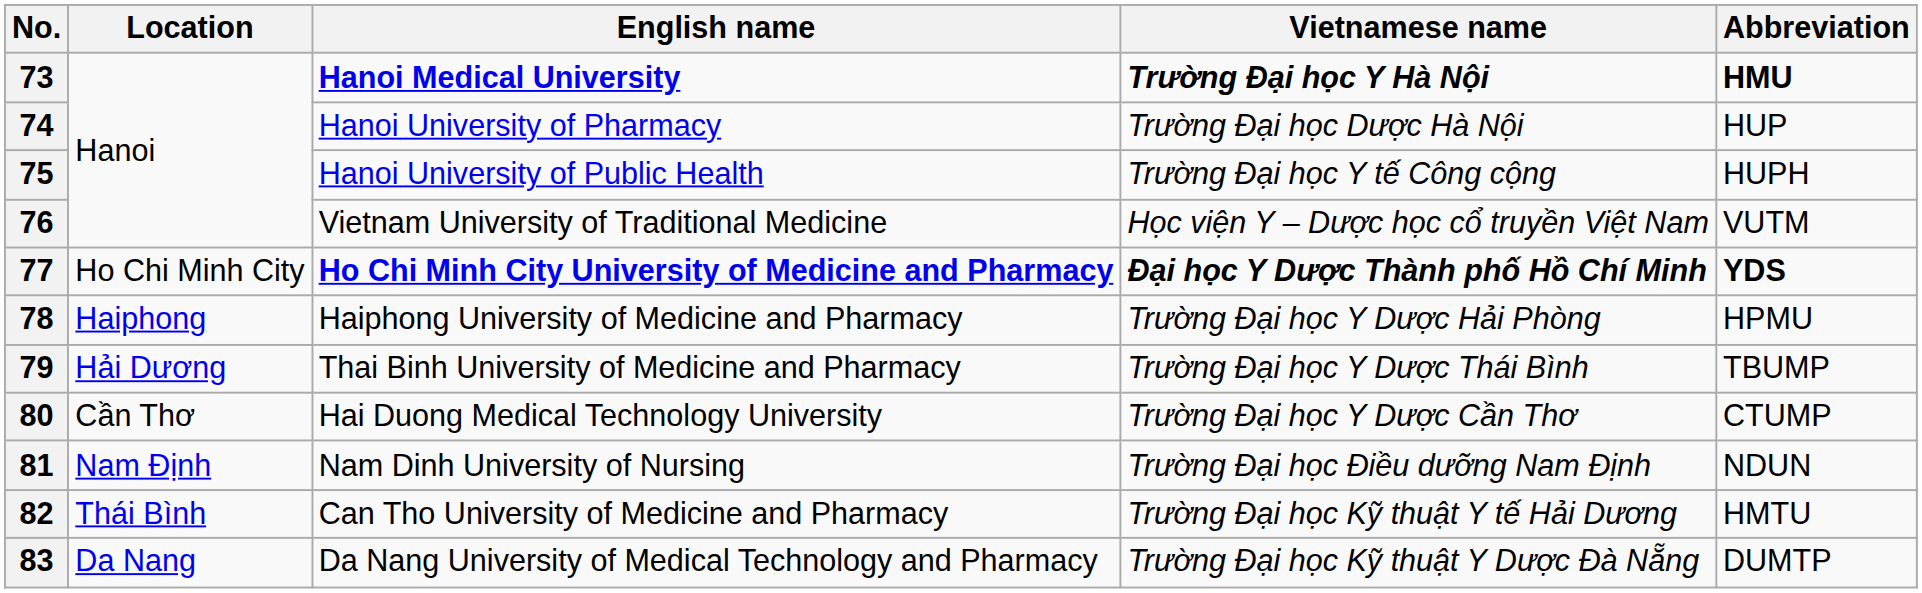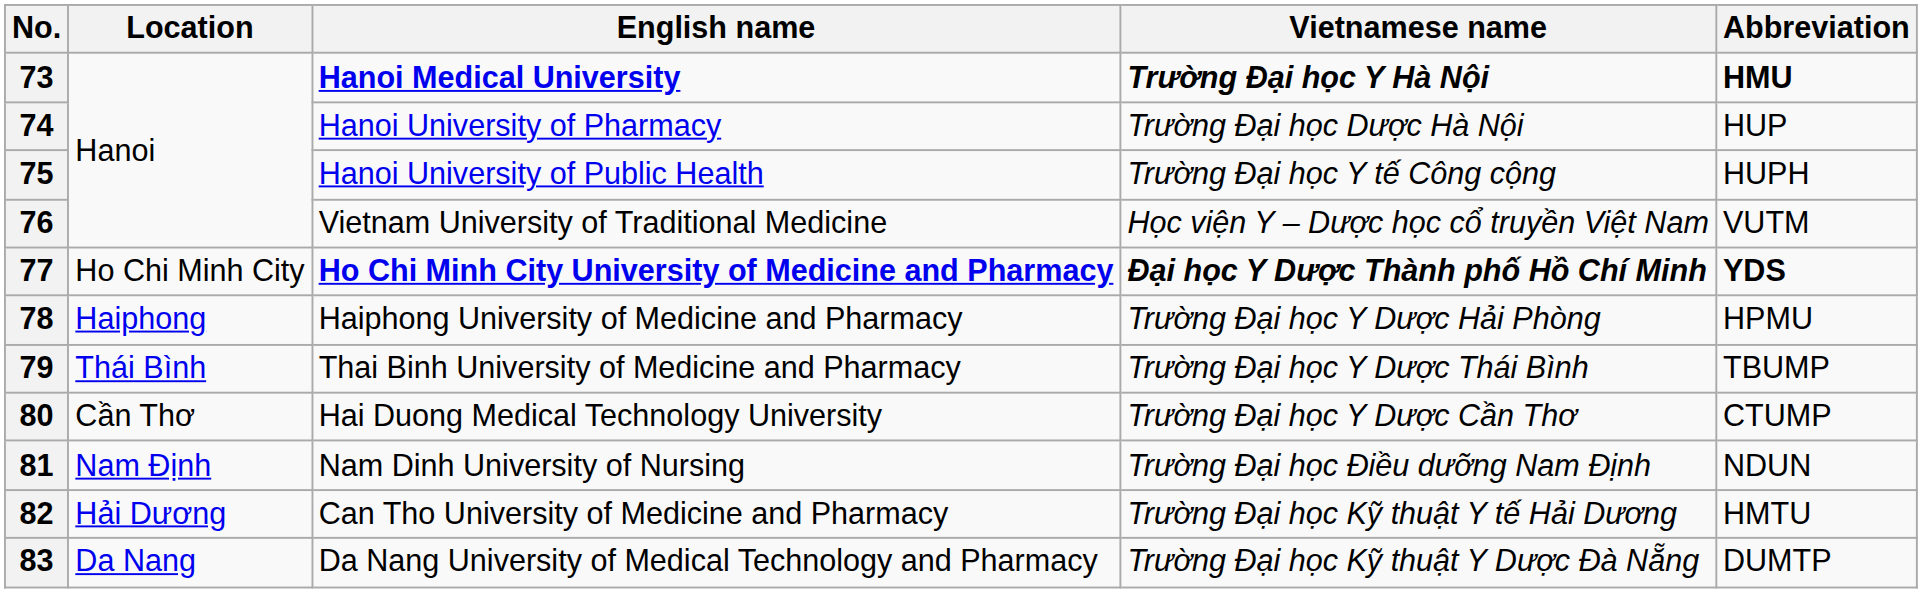(151, 367) Hải Dương -> (141, 367) Thái Bình
(141, 513) Thái Bình -> (151, 513) Hải Dương
